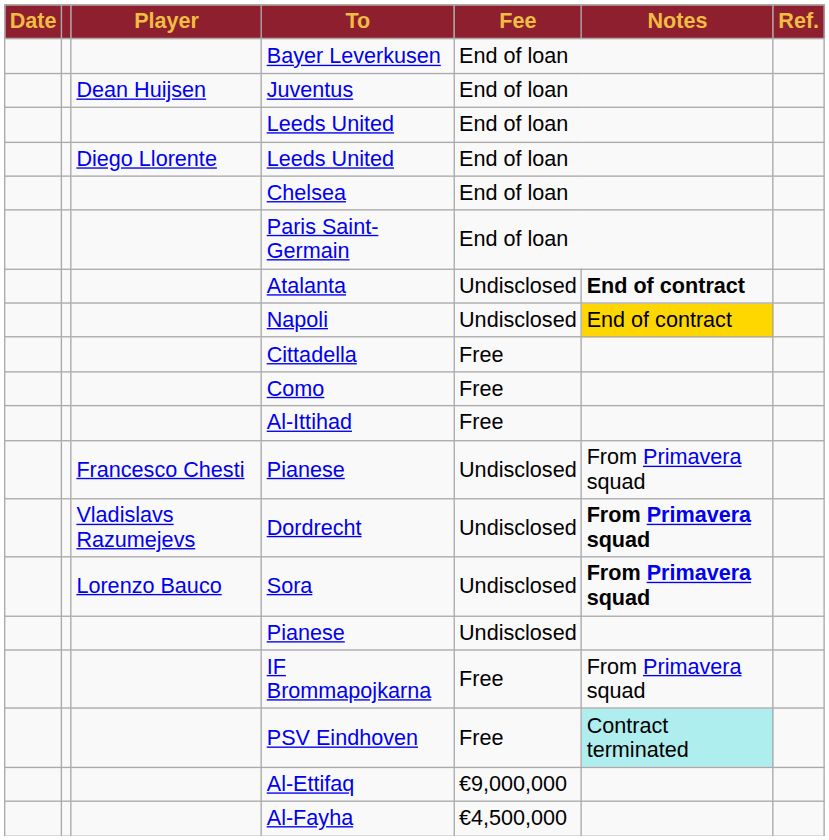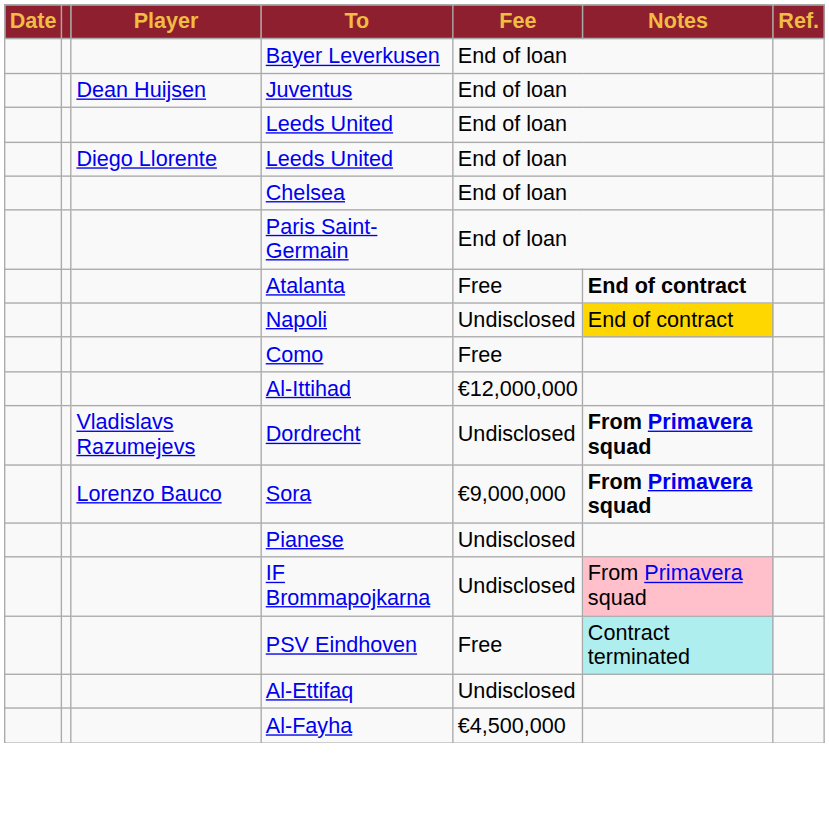(518, 285) Undisclosed -> (480, 285) Free
- row: (167, 354)
(481, 422) Free -> (518, 388) €12,000,000
- row: (160, 469)
(518, 586) Undisclosed -> (512, 493) €9,000,000
(481, 679) Free -> (517, 586) Undisclosed
(664, 679) no background -> (665, 586) pink background
(513, 784) €9,000,000 -> (517, 691) Undisclosed
